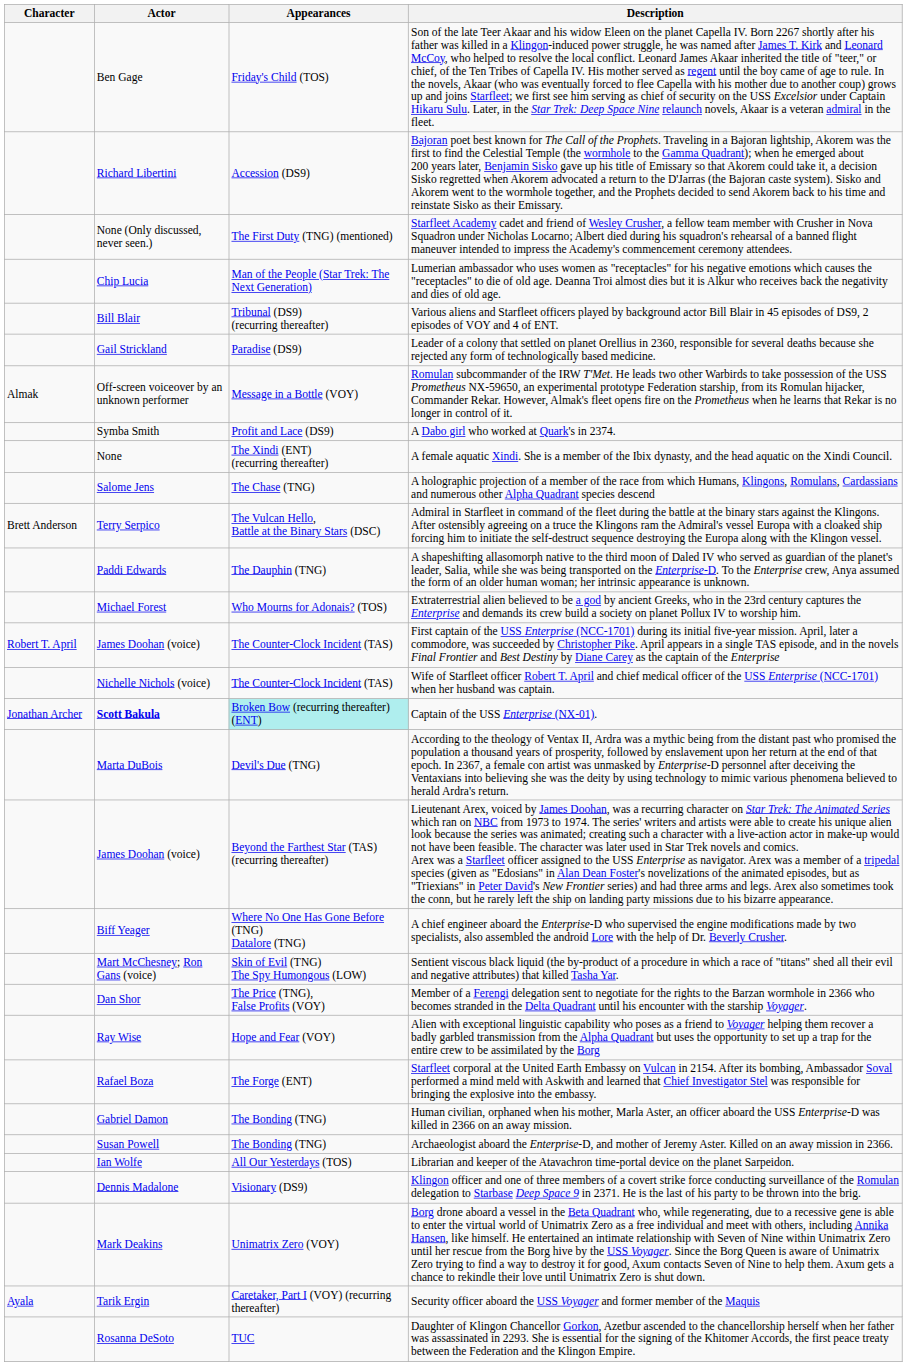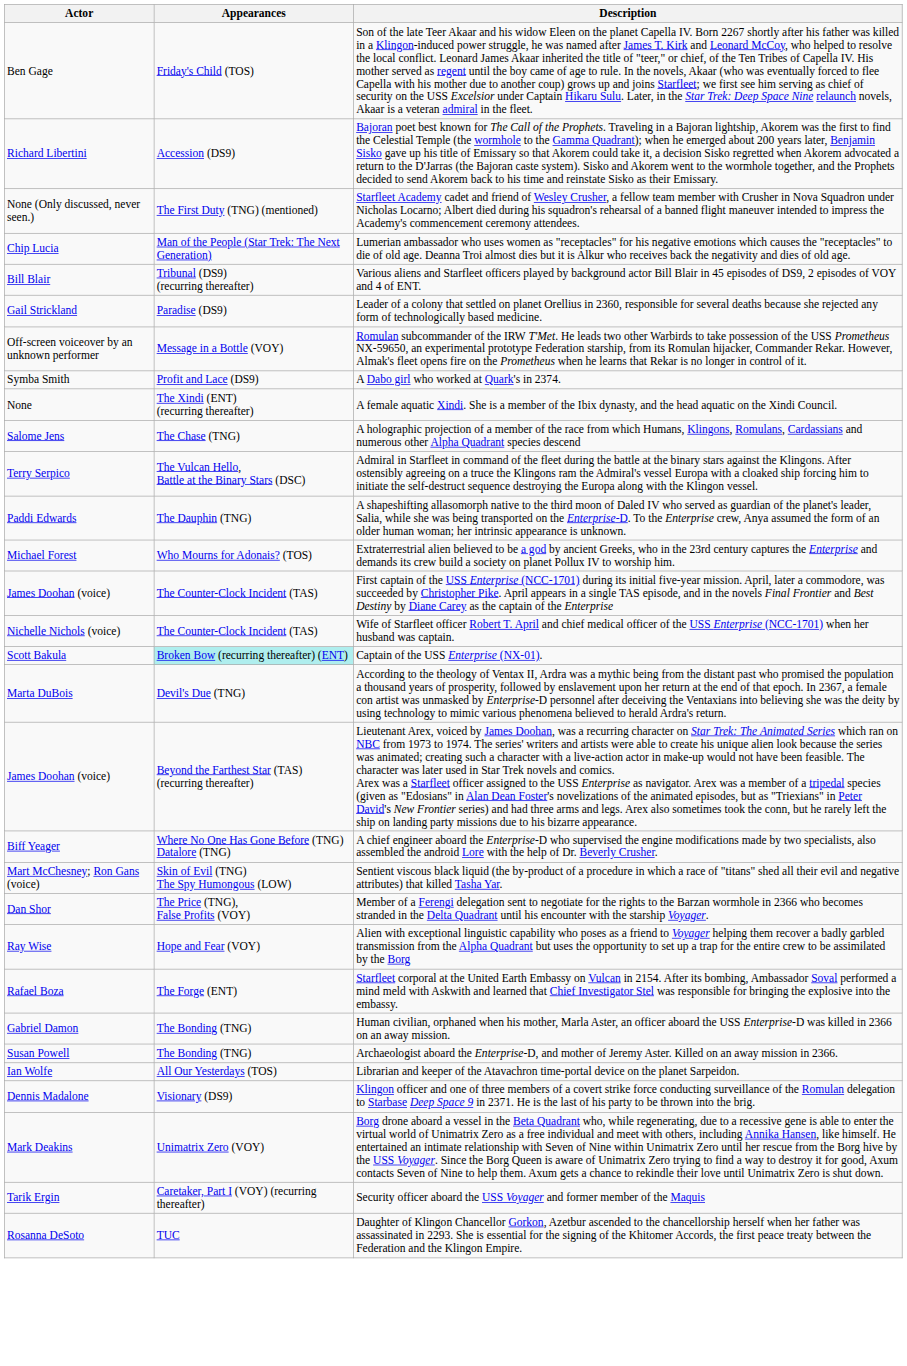- column: (49, 13)
(128, 714) bold -> (37, 655) normal
